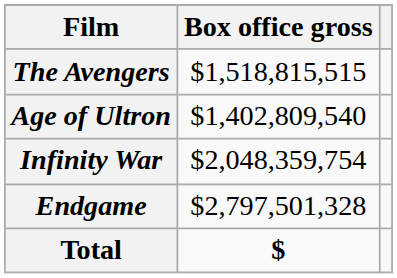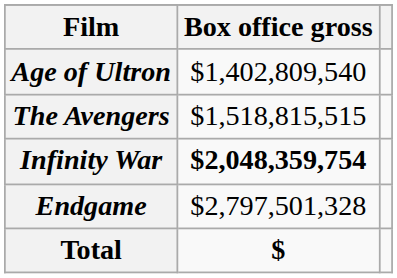rows swapped: (91, 71) <-> (91, 116)
(278, 160) normal -> (278, 160) bold
